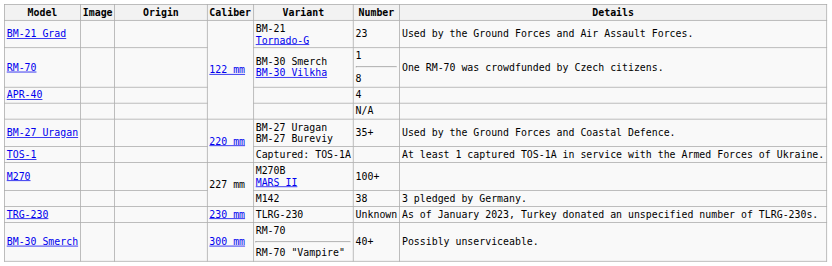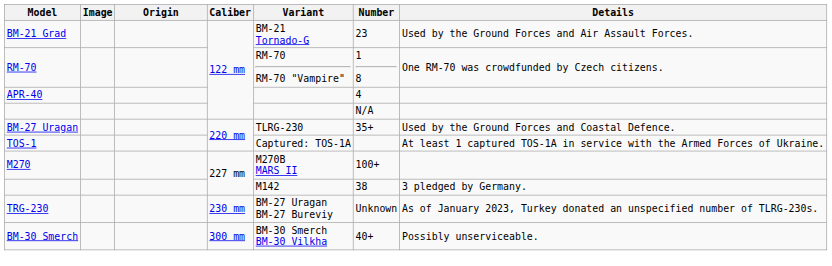(291, 67) BM-30 Smerch BM-30 Vilkha -> (303, 67) RM-70 RM-70 "Vampire"
(294, 133) BM-27 Uragan BM-27 Bureviy -> (280, 127) TLRG-230
(280, 214) TLRG-230 -> (294, 209) BM-27 Uragan BM-27 Bureviy
(303, 242) RM-70 RM-70 "Vampire" -> (291, 236) BM-30 Smerch BM-30 Vilkha
